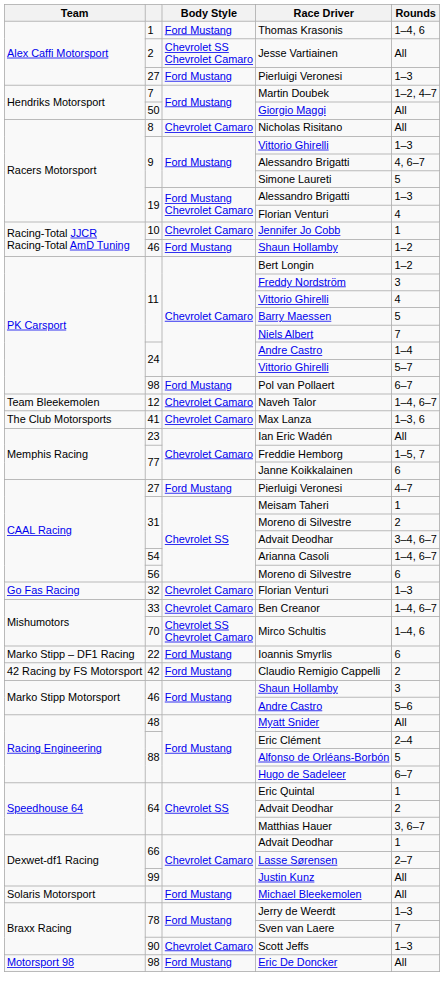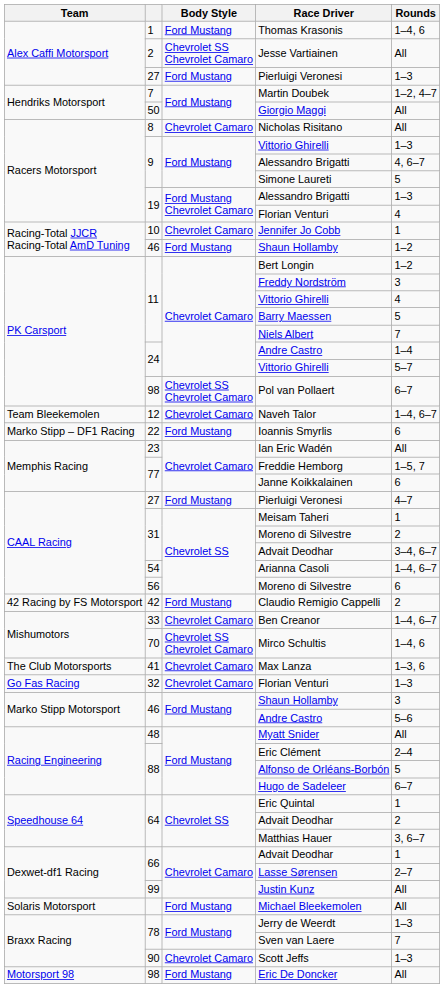(198, 385) Ford Mustang -> (209, 391) Chevrolet SS Chevrolet Camaro
rows swapped: (154, 654) <-> (154, 419)
rows swapped: (154, 591) <-> (154, 671)
